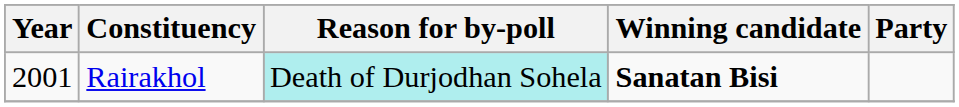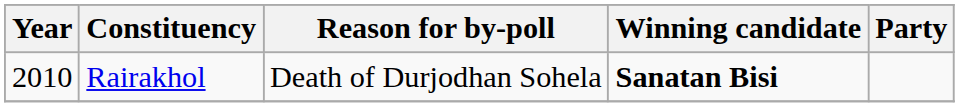(42, 76) 2001 -> (42, 76) 2010
(436, 76) paleturquoise background -> (436, 76) no background
